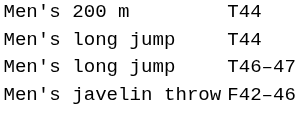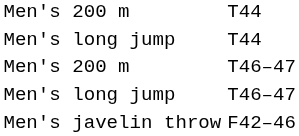+ row: (66, 67)
